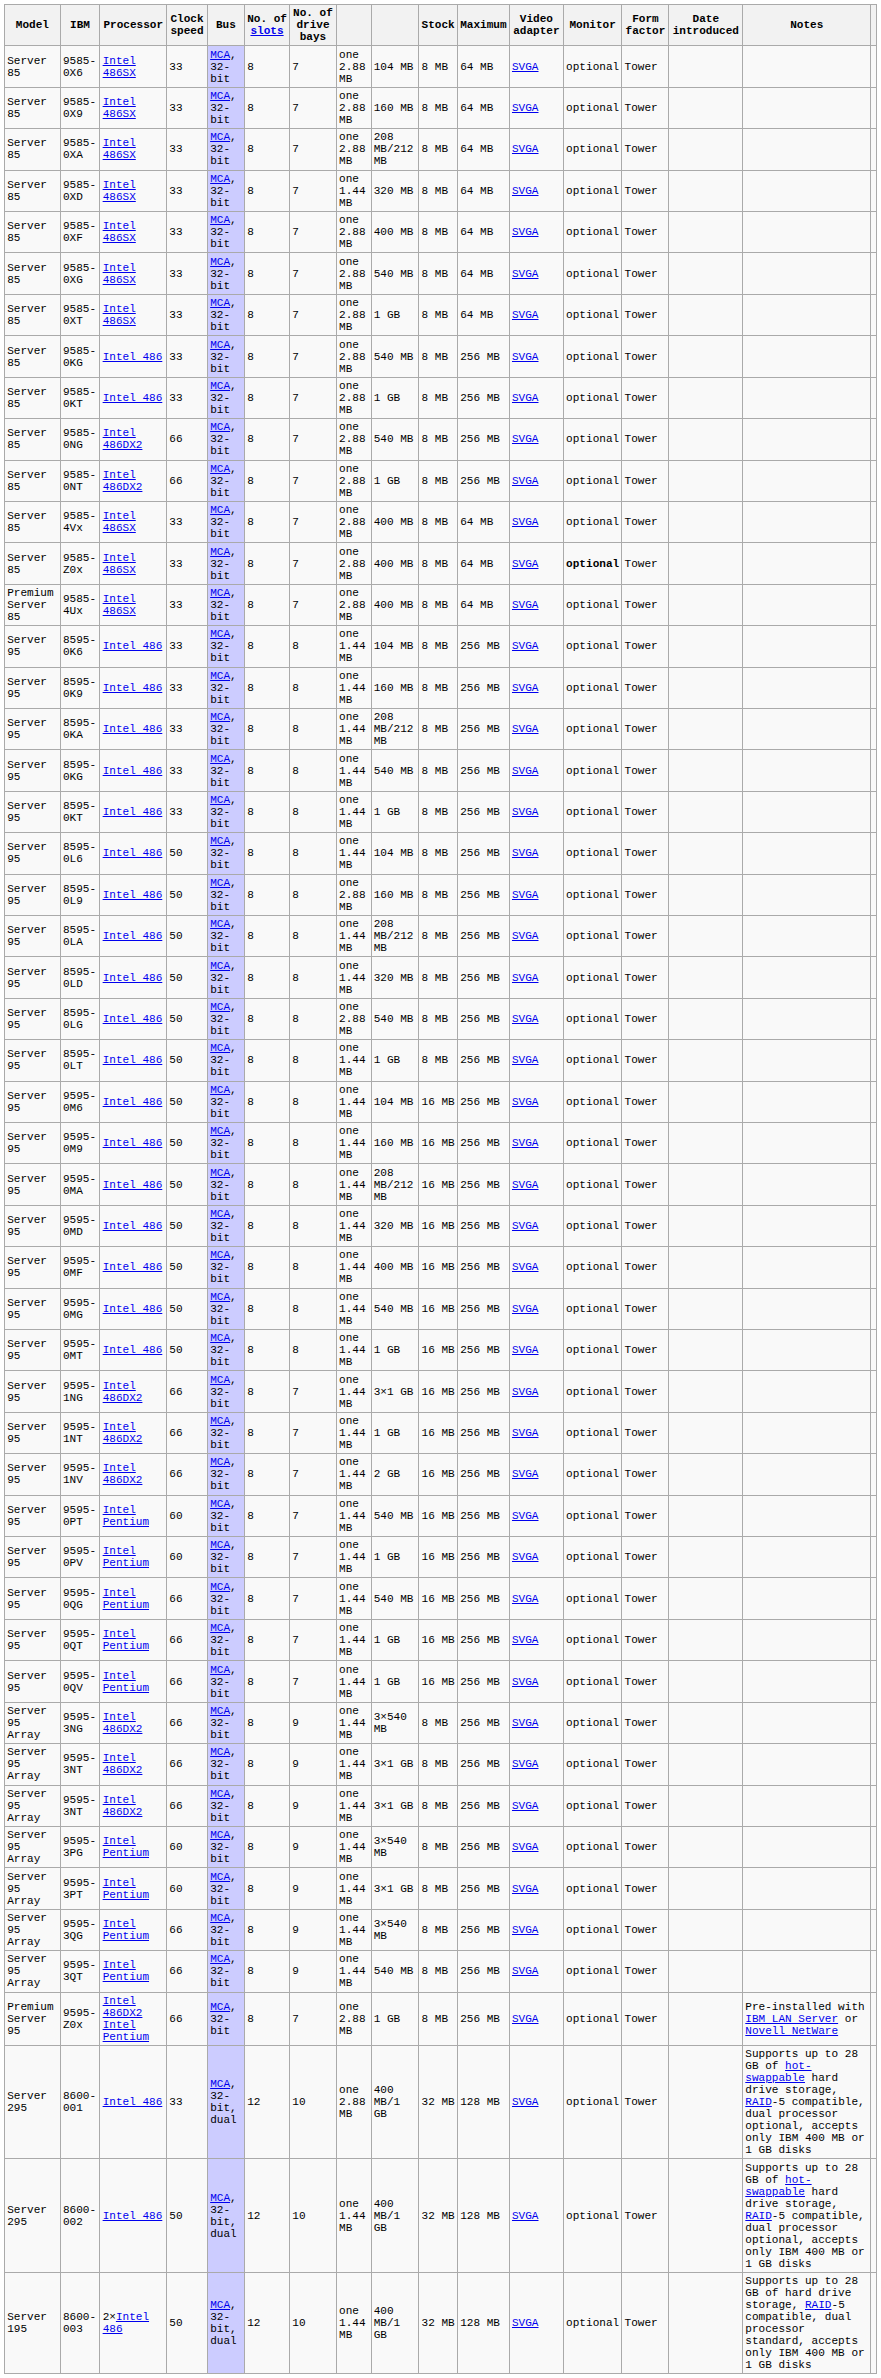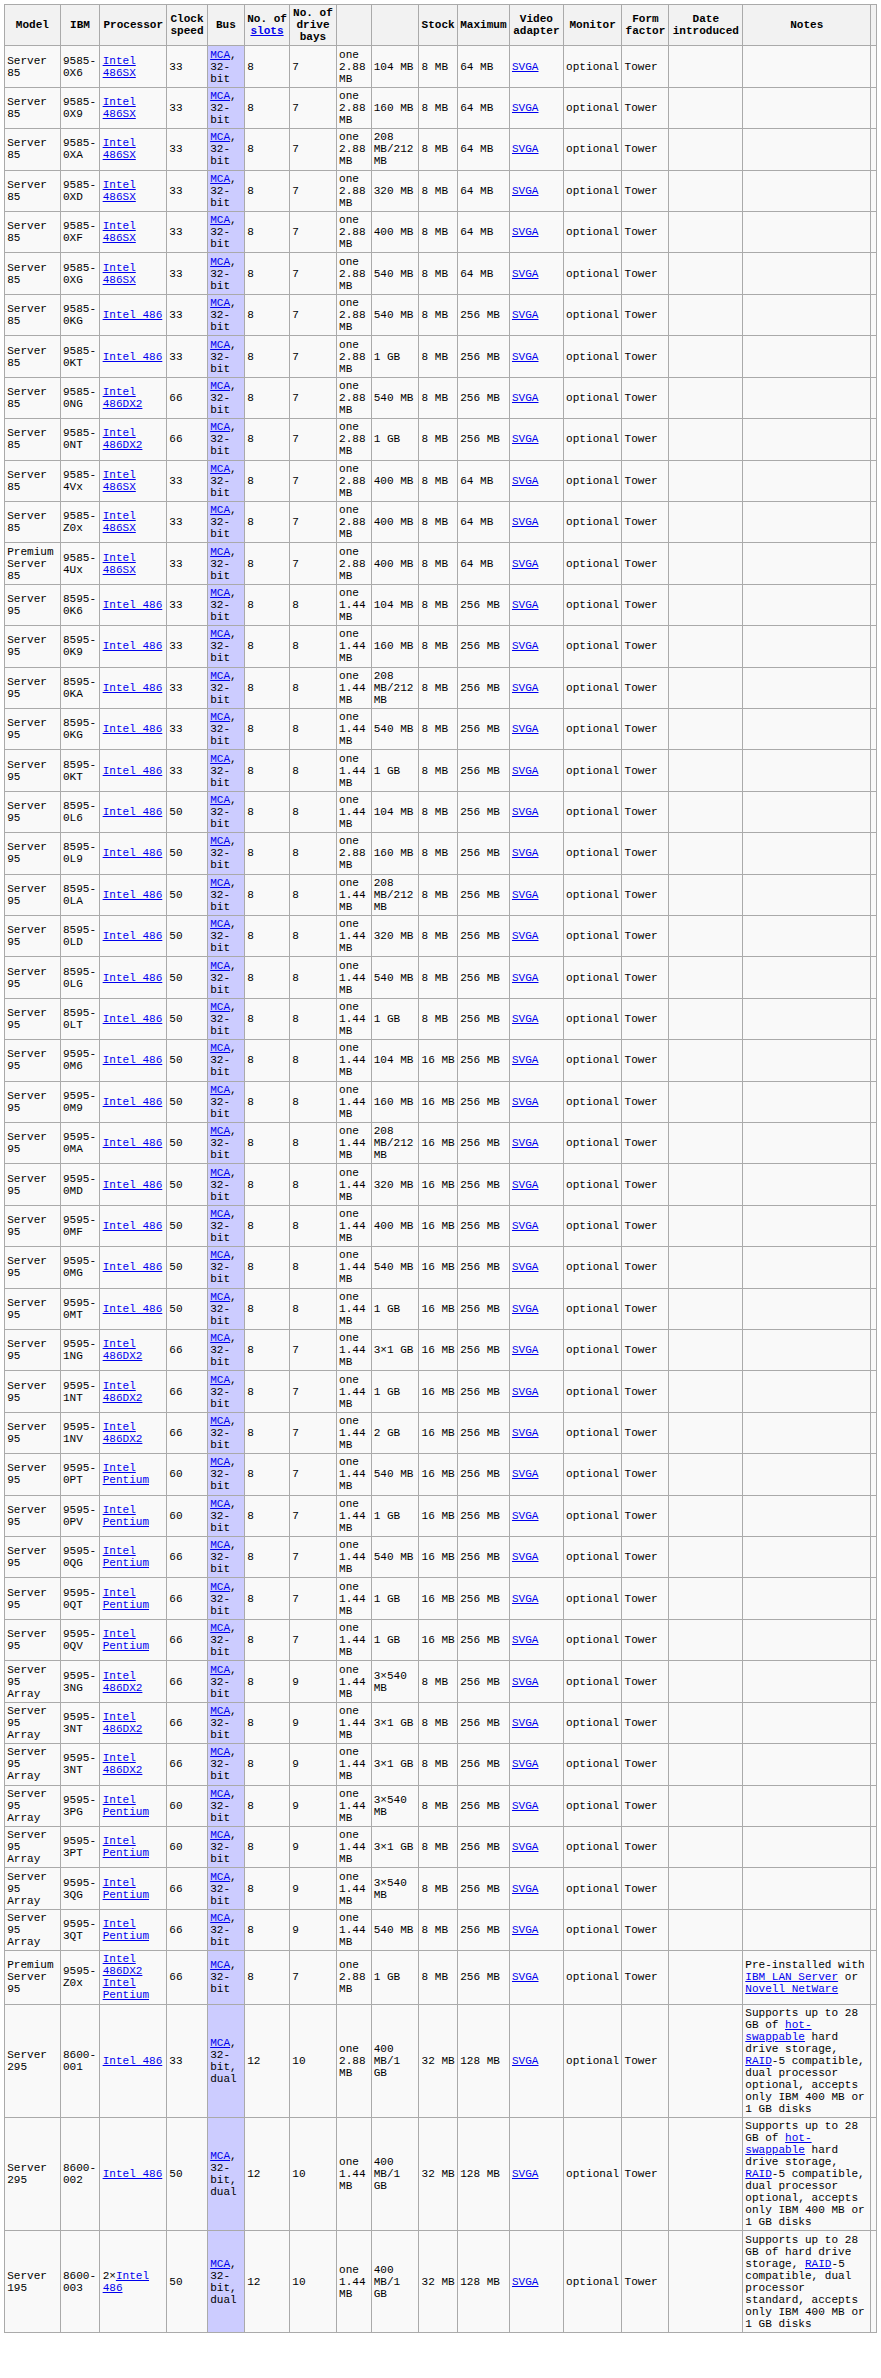(352, 191) one 1.44 MB -> (352, 191) one 2.88 MB
- row: (27, 315)
(593, 564) bold -> (593, 522) normal
(352, 1019) one 2.88 MB -> (352, 978) one 1.44 MB
